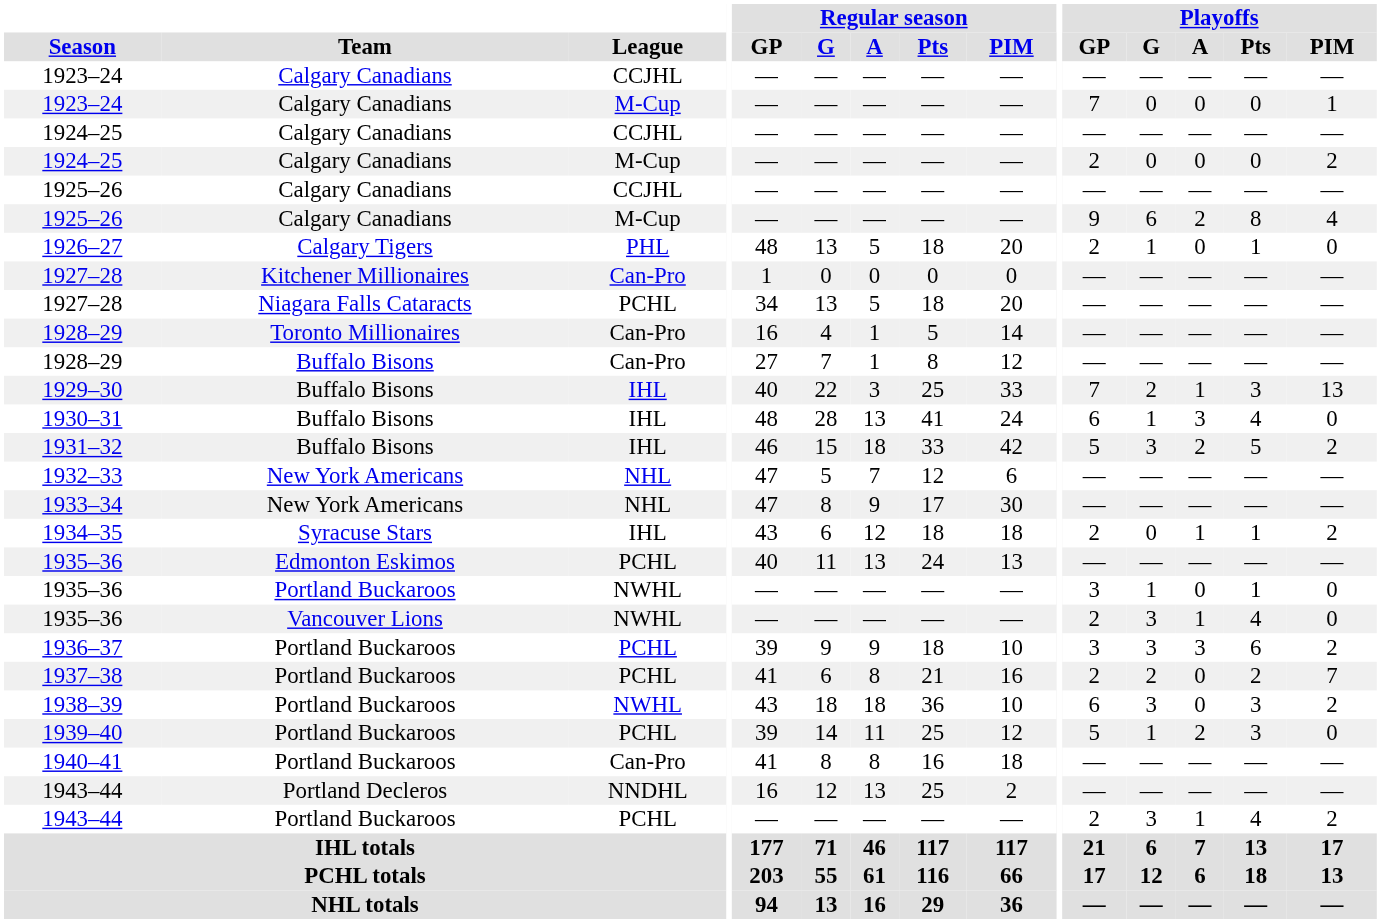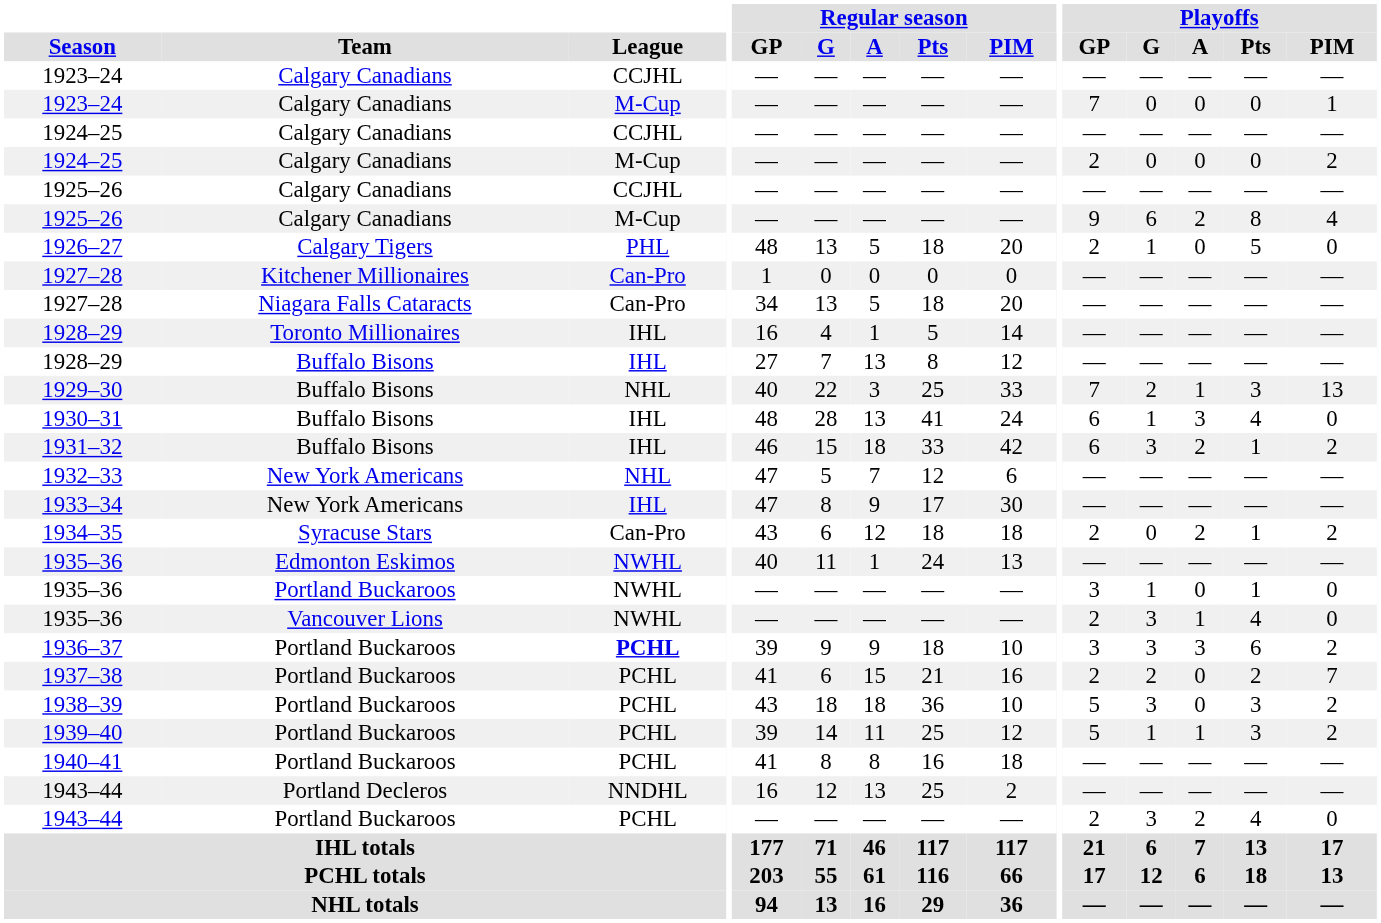(1256, 246) 1 -> (1256, 246) 5
(648, 304) PCHL -> (648, 304) Can-Pro
(648, 332) Can-Pro -> (648, 332) IHL
(648, 361) Can-Pro -> (648, 361) IHL
(875, 361) 1 -> (875, 361) 13
(648, 389) IHL -> (648, 389) NHL
(1094, 447) 5 -> (1094, 447) 6
(1256, 447) 5 -> (1256, 447) 1
(648, 504) NHL -> (648, 504) IHL
(648, 532) IHL -> (648, 532) Can-Pro
(1200, 532) 1 -> (1200, 532) 2
(648, 561) PCHL -> (648, 561) NWHL
(875, 561) 13 -> (875, 561) 1
(648, 647) normal -> (648, 647) bold
(875, 675) 8 -> (875, 675) 15
(648, 704) NWHL -> (648, 704) PCHL
(1094, 704) 6 -> (1094, 704) 5
(1200, 733) 2 -> (1200, 733) 1
(1332, 733) 0 -> (1332, 733) 2
(648, 761) Can-Pro -> (648, 761) PCHL
(1200, 818) 1 -> (1200, 818) 2
(1332, 818) 2 -> (1332, 818) 0
